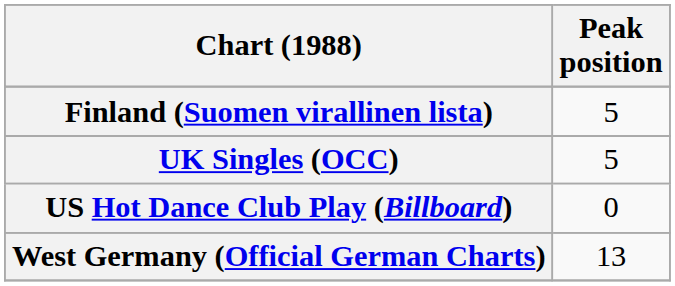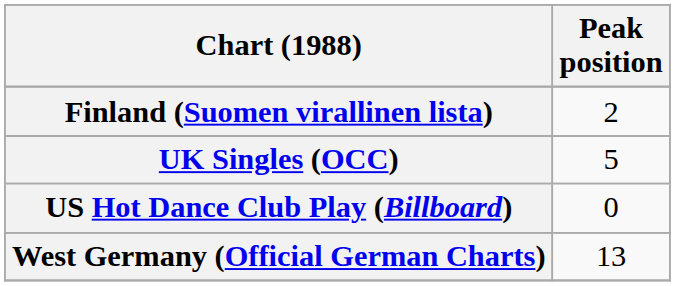(611, 111) 5 -> (611, 111) 2
